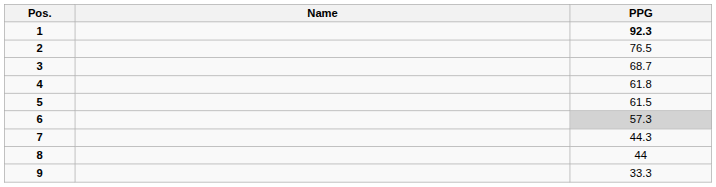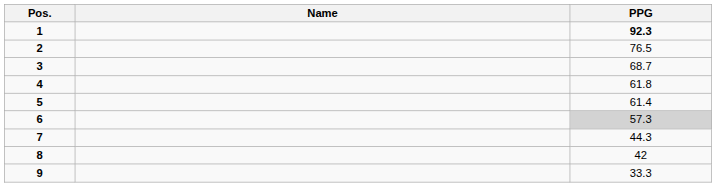(641, 102) 61.5 -> (641, 102) 61.4
(641, 155) 44 -> (641, 155) 42
